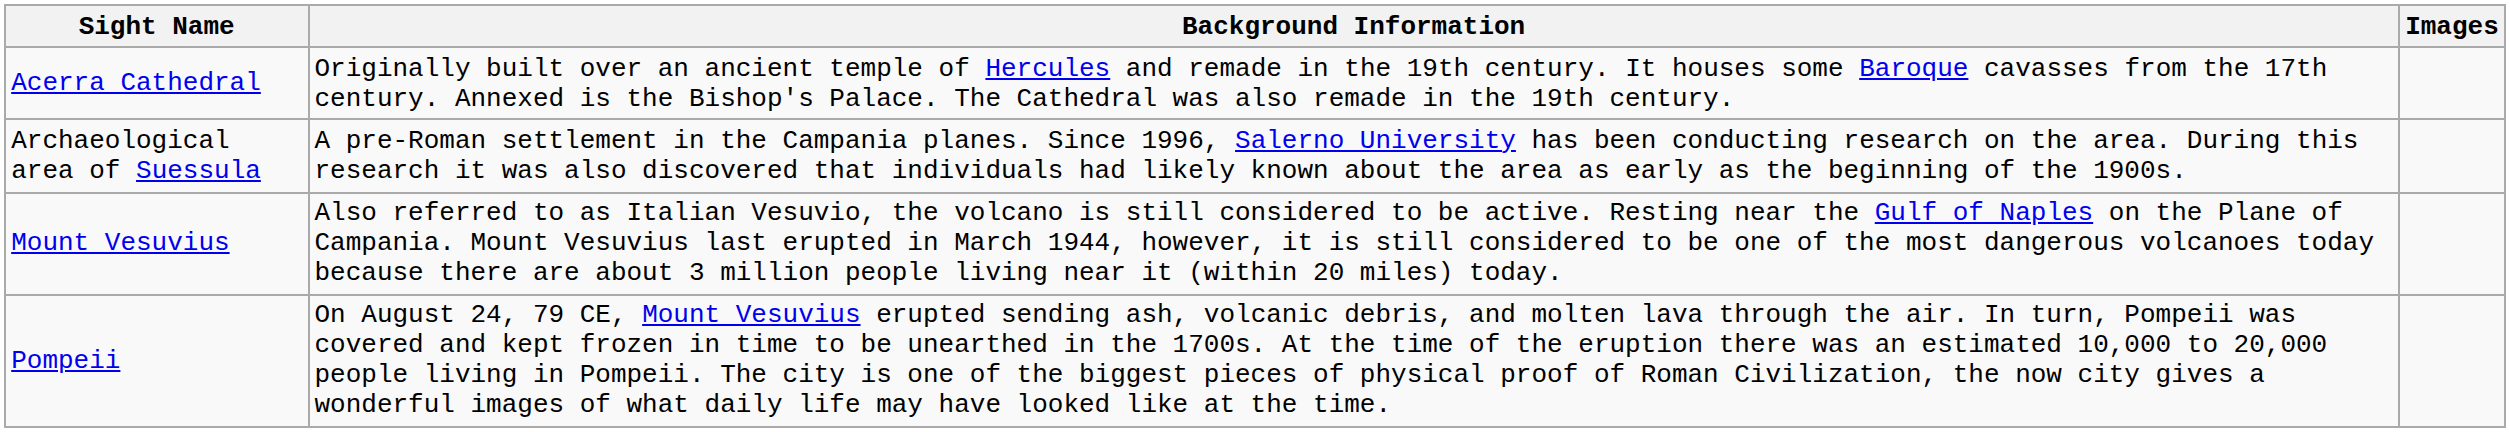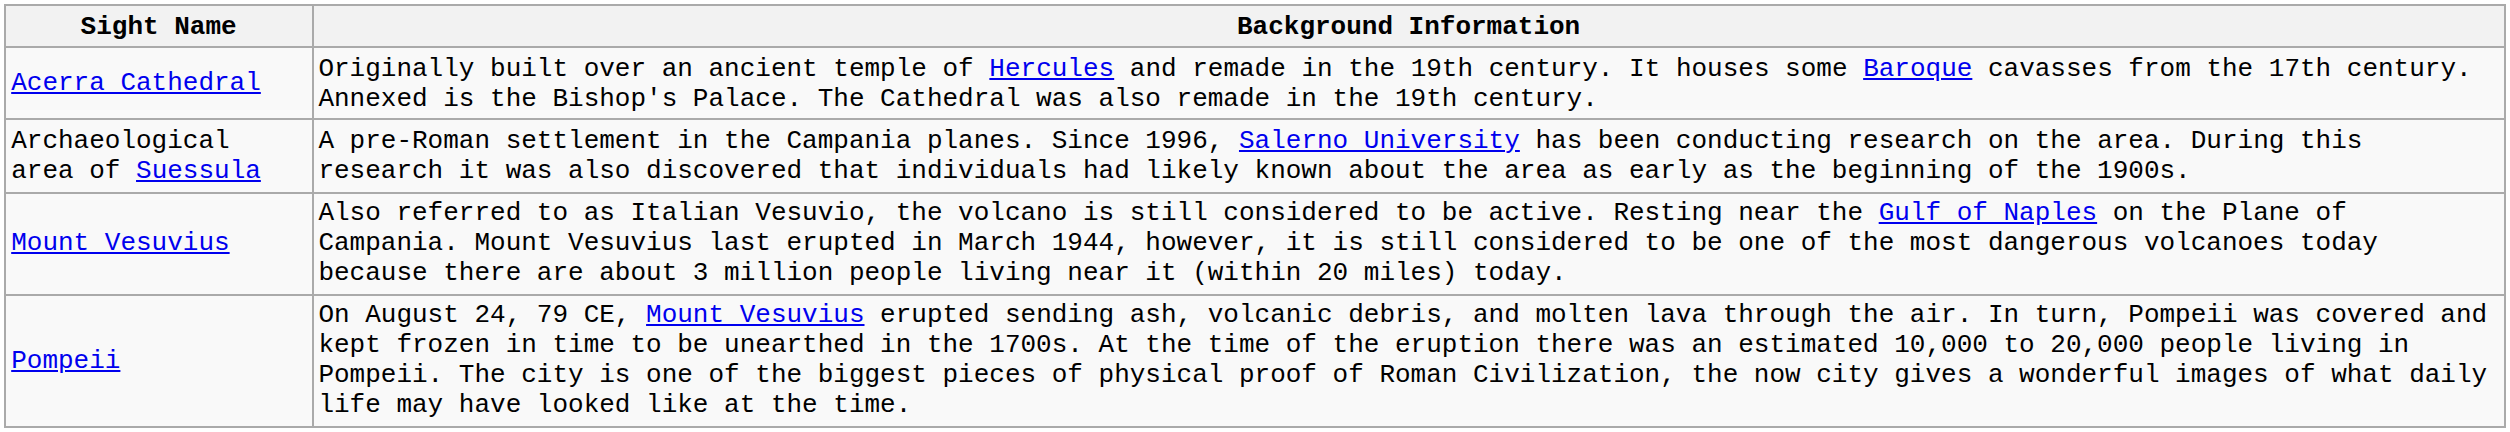- column: (2452, 26)
